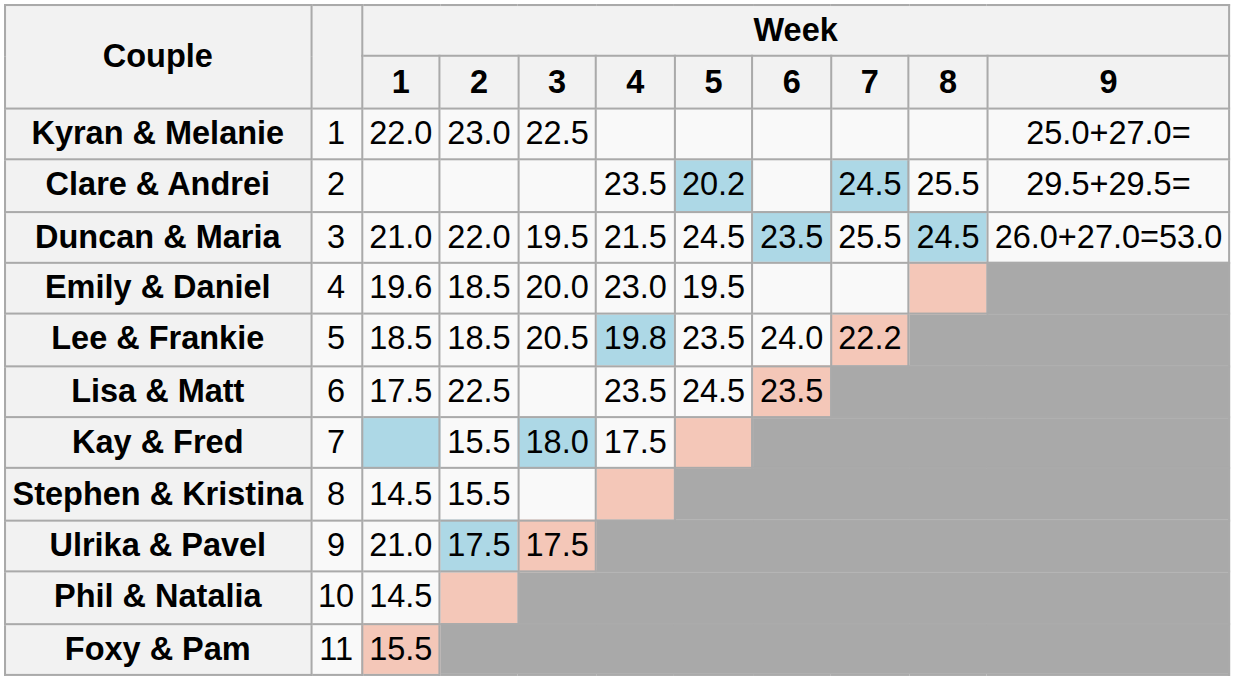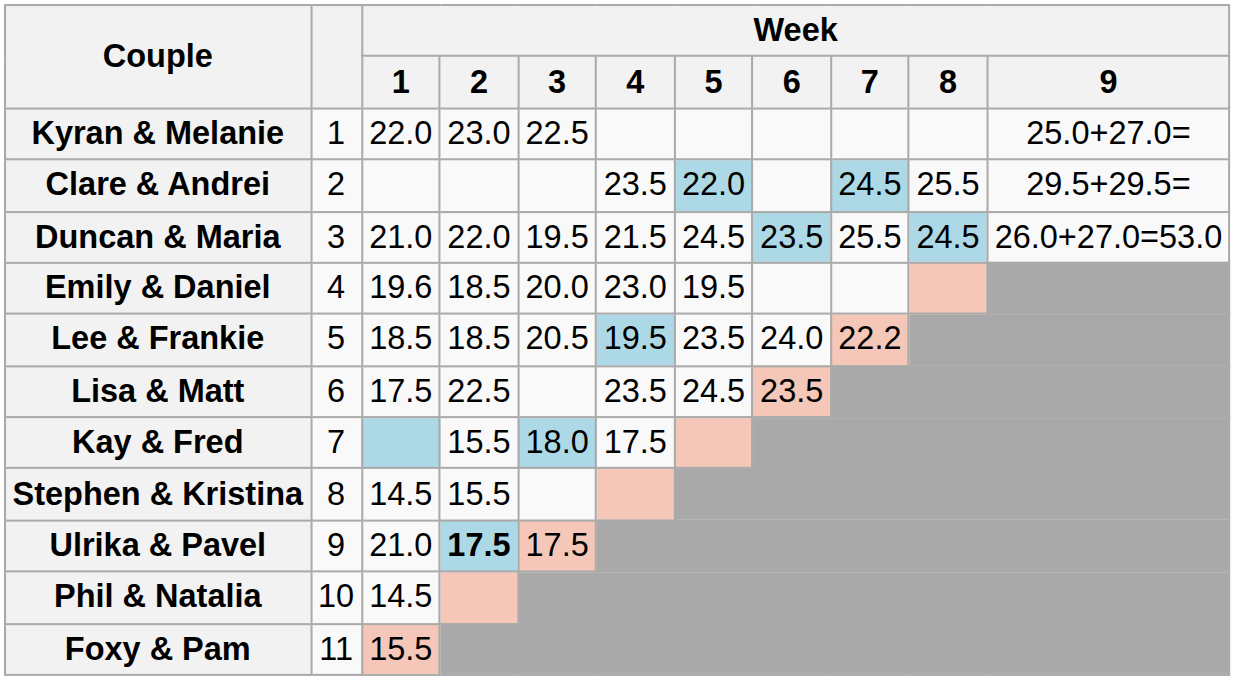(714, 184) 20.2 -> (714, 184) 22.0
(635, 339) 19.8 -> (635, 339) 19.5
(479, 545) normal -> (479, 545) bold
